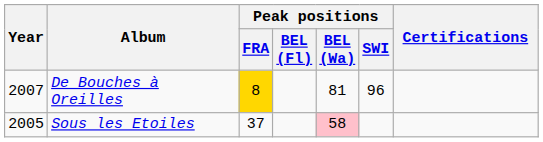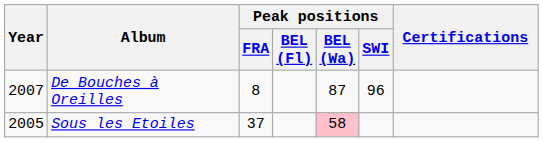(256, 91) gold background -> (256, 91) no background
(337, 91) 81 -> (337, 91) 87
